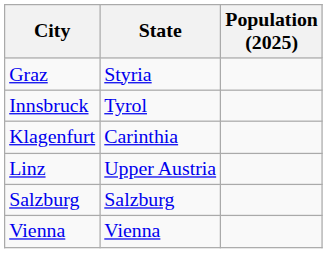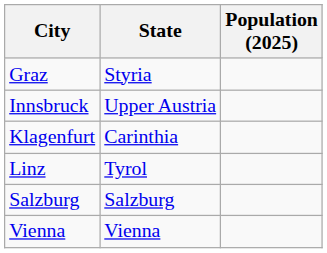(126, 105) Tyrol -> (160, 105) Upper Austria
(160, 168) Upper Austria -> (126, 168) Tyrol
